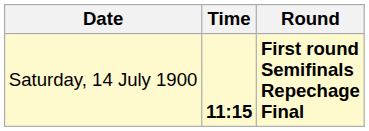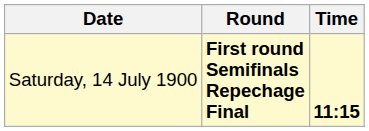columns swapped: (229, 19) <-> (310, 19)
